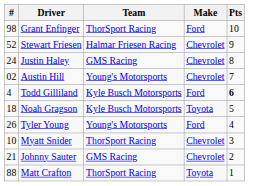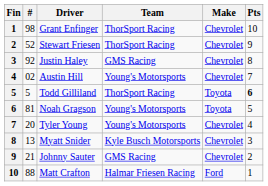+ column: (14, 12)
(195, 28) Ford -> (224, 28) Chevrolet
(131, 44) Halmar Friesen Racing -> (140, 44) ThorSport Racing
(11, 60) 24 -> (30, 60) 92
(9, 92) 4 -> (28, 92) 5
(134, 92) Kyle Busch Motorsports -> (140, 92) ThorSport Racing
(195, 92) Ford -> (218, 92) Toyota
(11, 108) 18 -> (30, 108) 81
(134, 108) Kyle Busch Motorsports -> (145, 108) Young's Motorsports
(11, 124) 26 -> (30, 124) 20
(195, 124) Ford -> (224, 124) Chevrolet
(11, 141) 10 -> (30, 141) 13
(121, 141) ThorSport Racing -> (152, 141) Kyle Busch Motorsports
(121, 173) ThorSport Racing -> (150, 173) Halmar Friesen Racing
(200, 173) Toyota -> (214, 173) Ford
